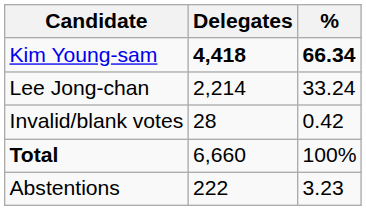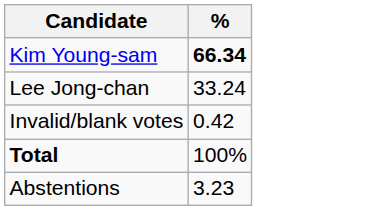- column: (243, 21)
